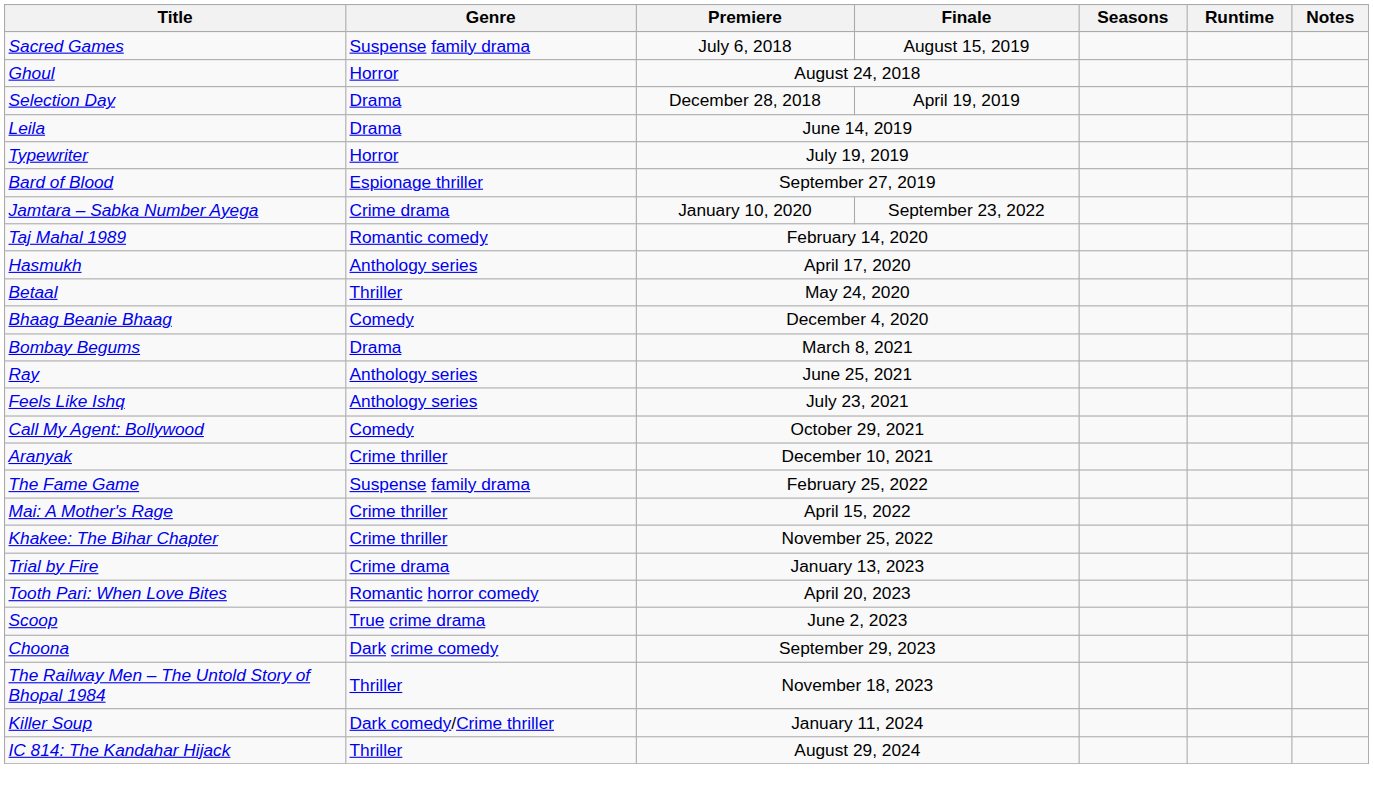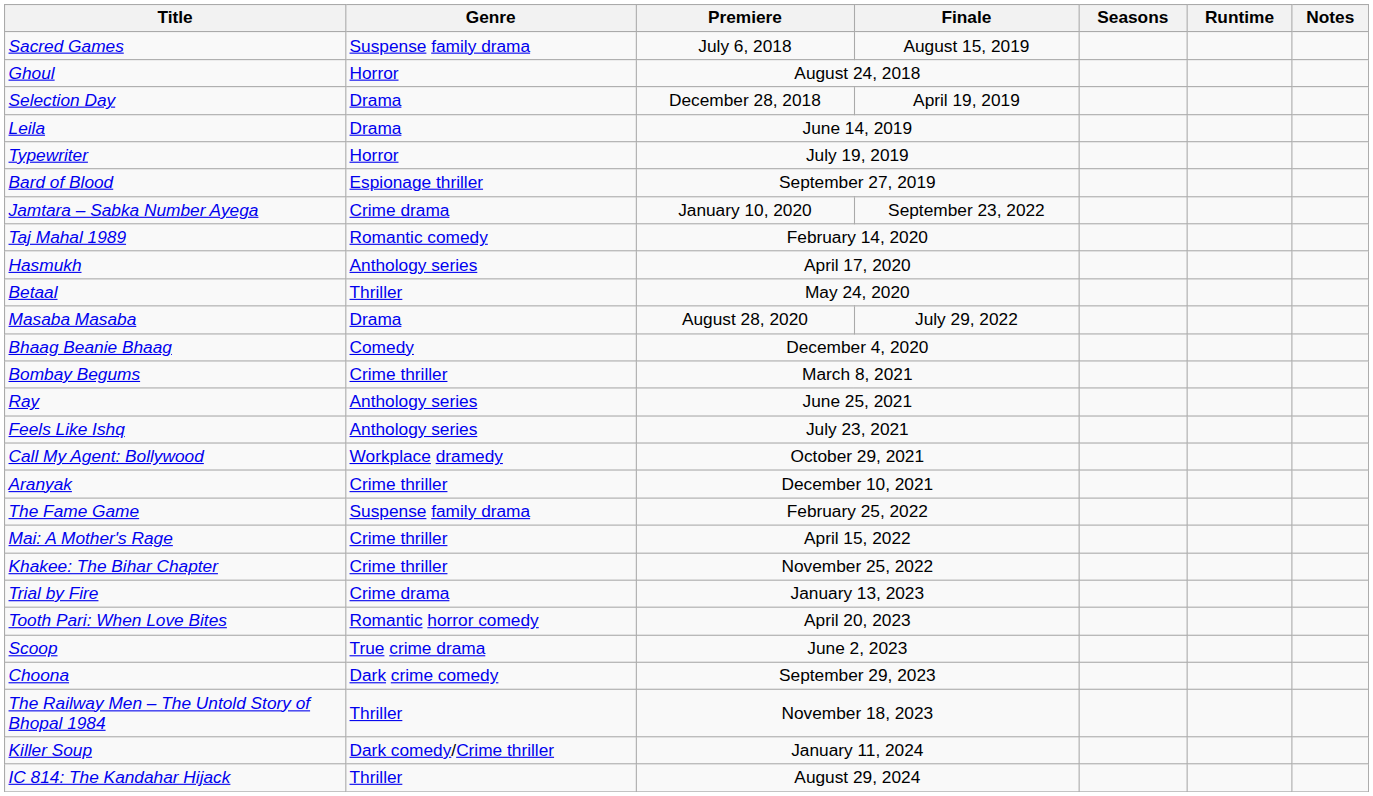+ row: (72, 319)
(375, 347) Drama -> (398, 374) Crime thriller
(382, 429) Comedy -> (426, 456) Workplace dramedy
